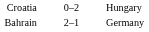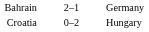rows swapped: (22, 8) <-> (21, 22)
